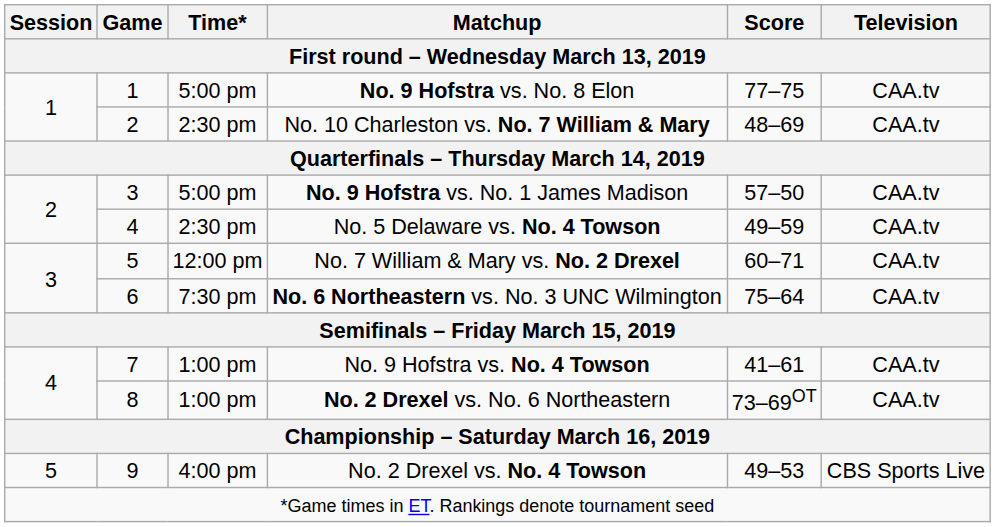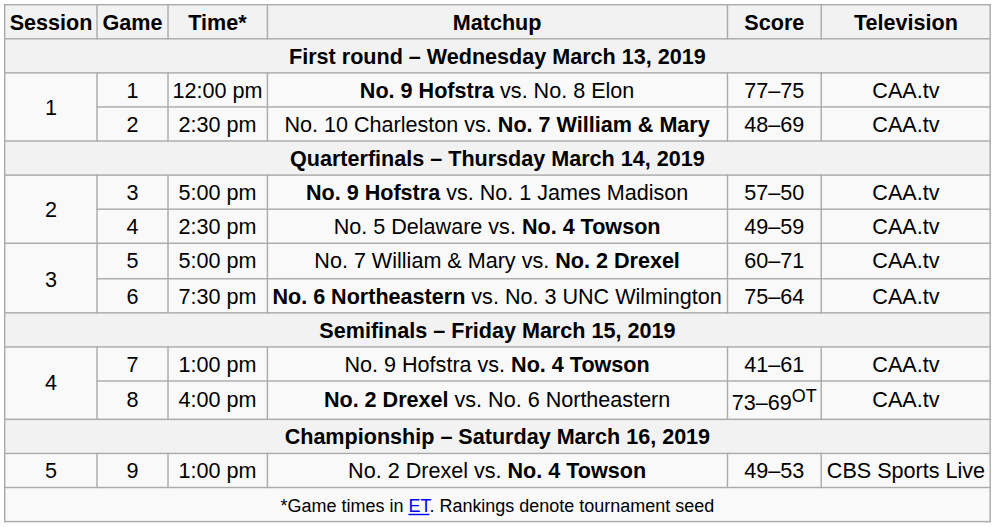(217, 90) 5:00 pm -> (217, 90) 12:00 pm
(217, 261) 12:00 pm -> (217, 261) 5:00 pm
(217, 400) 1:00 pm -> (217, 400) 4:00 pm
(217, 471) 4:00 pm -> (217, 471) 1:00 pm
